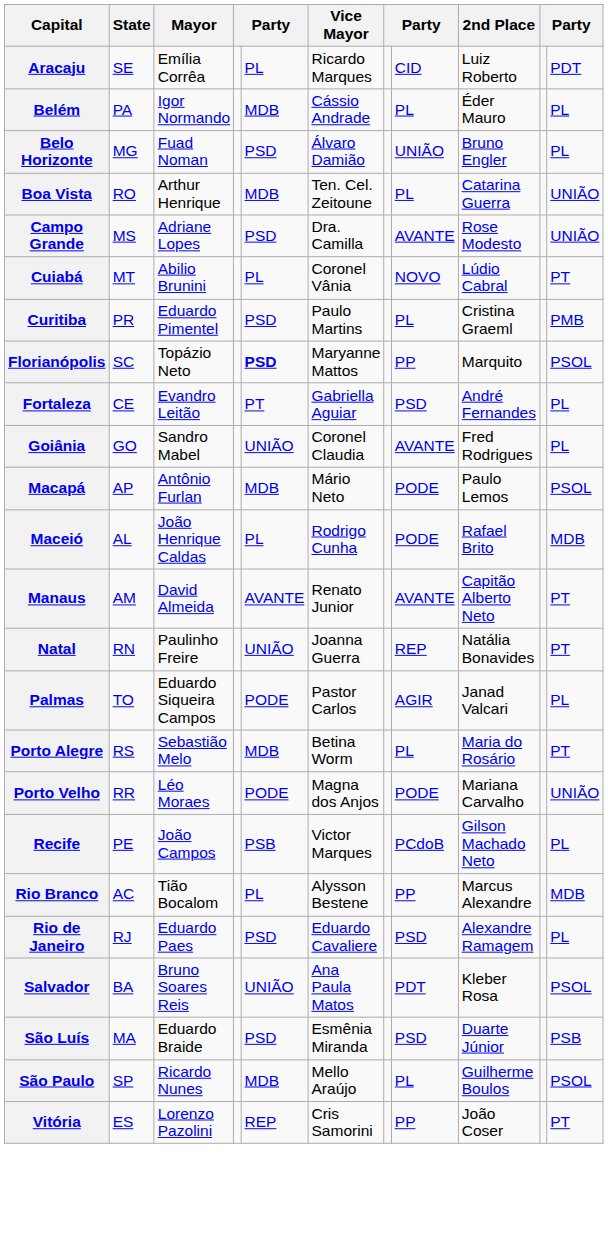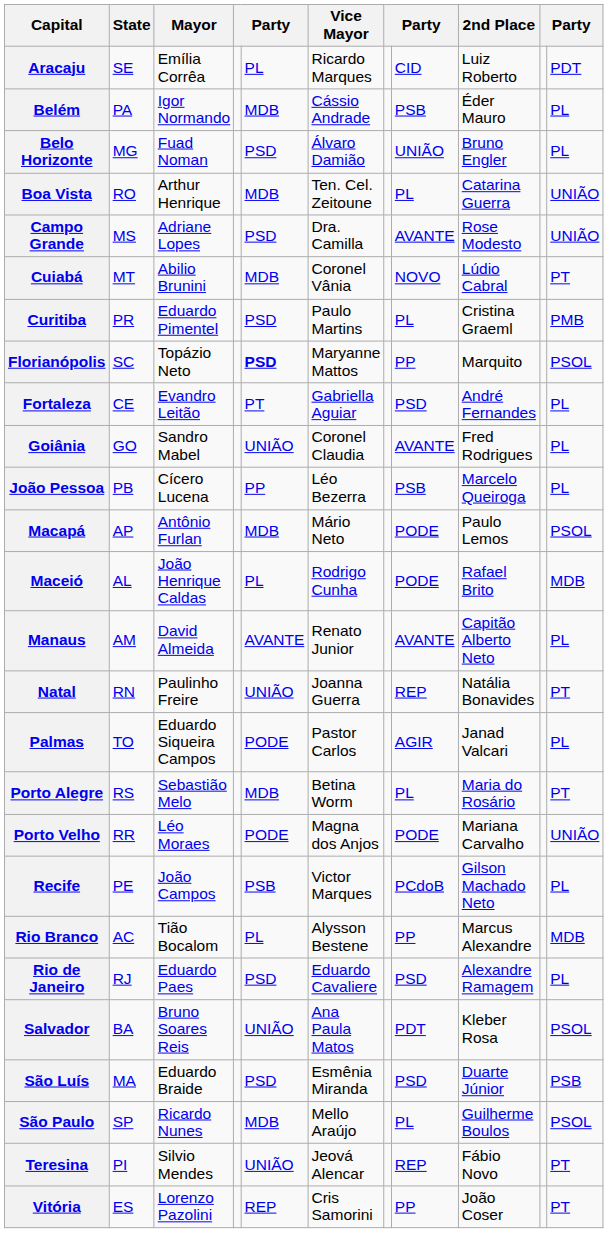(404, 109) PL -> (410, 109) PSB
(254, 277) PL -> (262, 277) MDB
+ row: (57, 488)
(560, 598) PT -> (560, 640) PL
+ row: (57, 1164)
